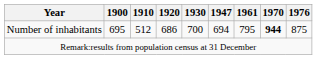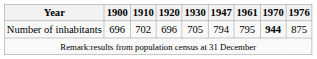(117, 29) 695 -> (117, 29) 696
(143, 29) 512 -> (143, 29) 702
(169, 29) 686 -> (169, 29) 696
(195, 29) 700 -> (195, 29) 705
(221, 29) 694 -> (221, 29) 794
